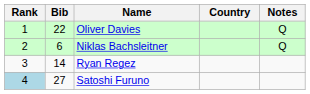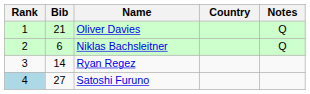(60, 30) 22 -> (60, 30) 21
